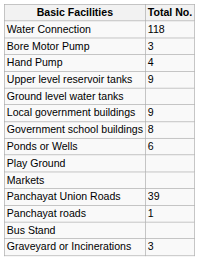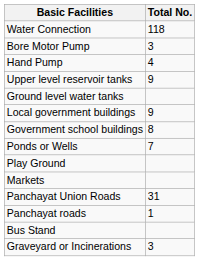(151, 146) 6 -> (151, 146) 7
(154, 197) 39 -> (154, 197) 31
